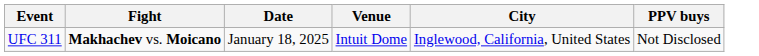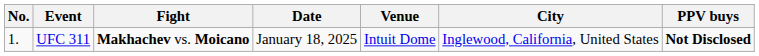+ column: (19, 16)
(679, 39) normal -> (708, 39) bold
